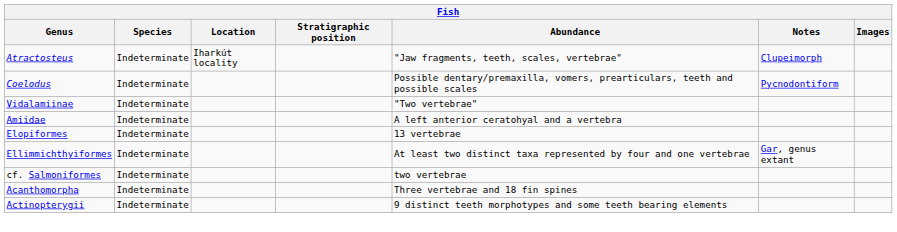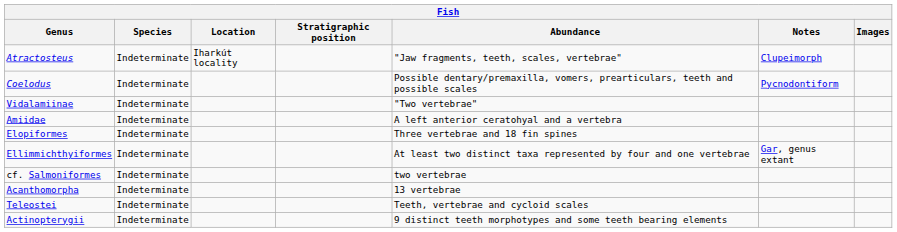(427, 134) 13 vertebrae -> (486, 134) Three vertebrae and 18 fin spines
(486, 190) Three vertebrae and 18 fin spines -> (427, 190) 13 vertebrae
+ row: (32, 205)
